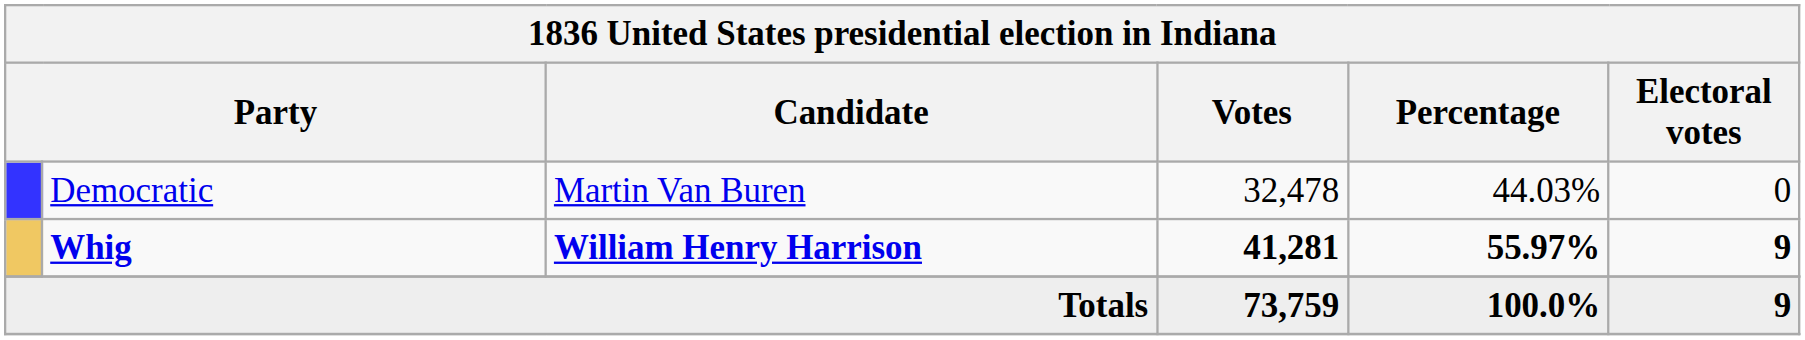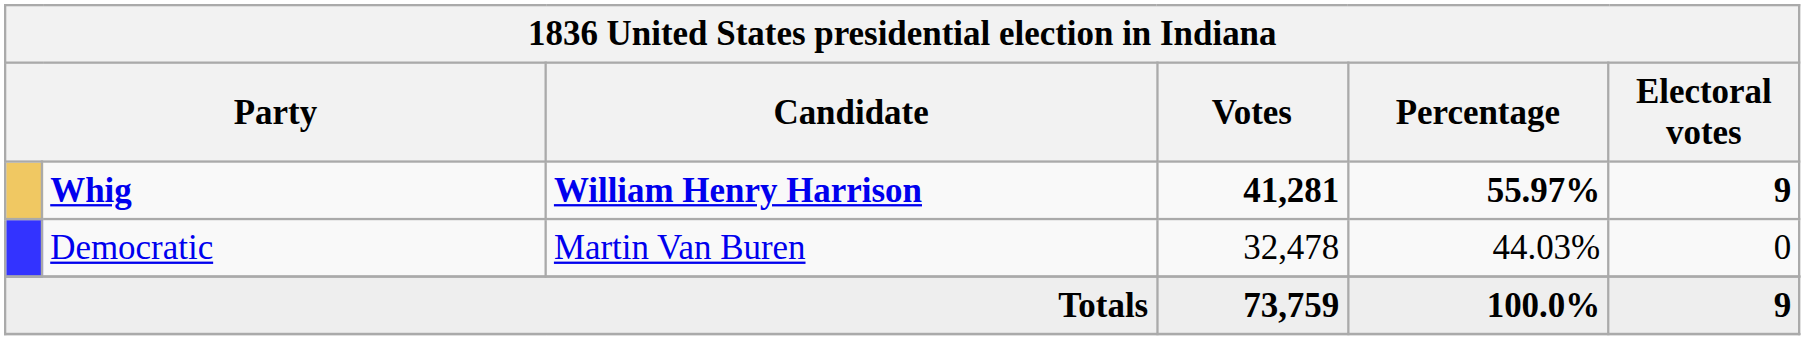rows swapped: (91, 247) <-> (132, 190)
